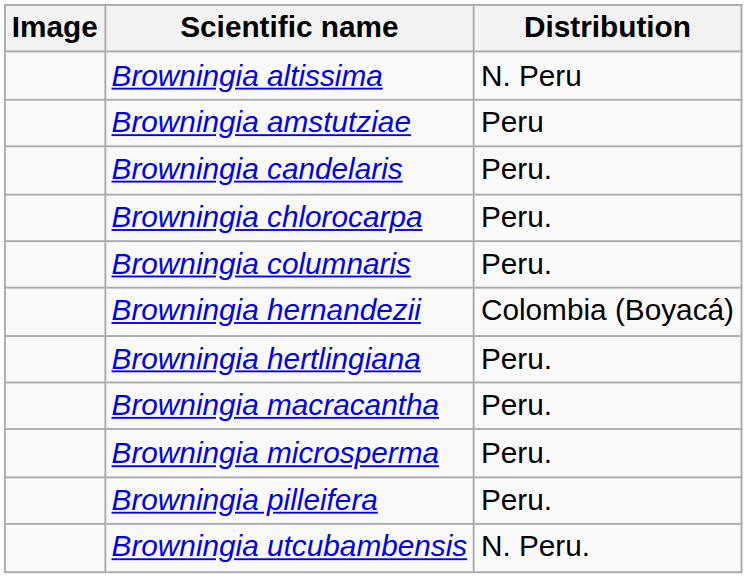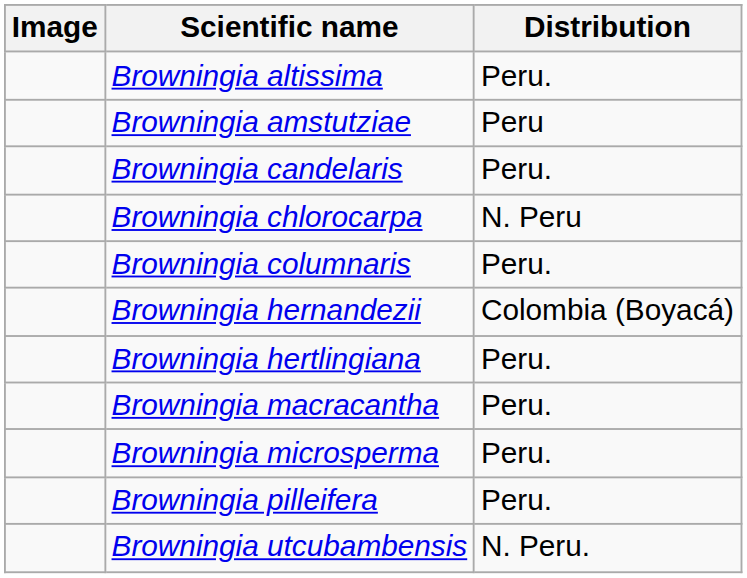(531, 75) N. Peru -> (516, 75) Peru.
(516, 216) Peru. -> (531, 216) N. Peru
